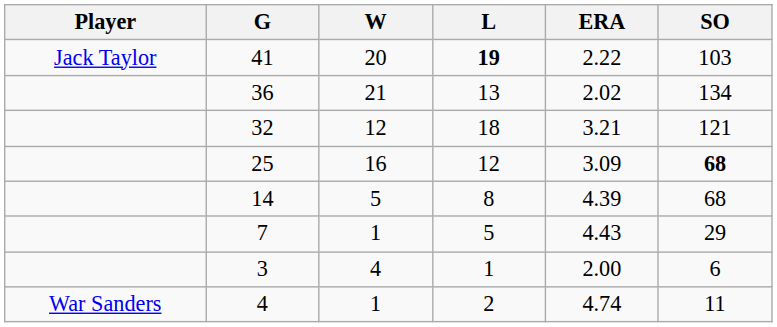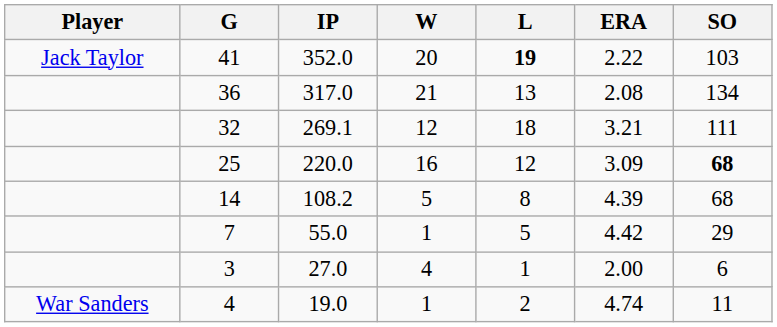+ column: (328, 22)
(602, 92) 2.02 -> (624, 92) 2.08
(715, 127) 121 -> (722, 127) 111
(602, 233) 4.43 -> (624, 233) 4.42
